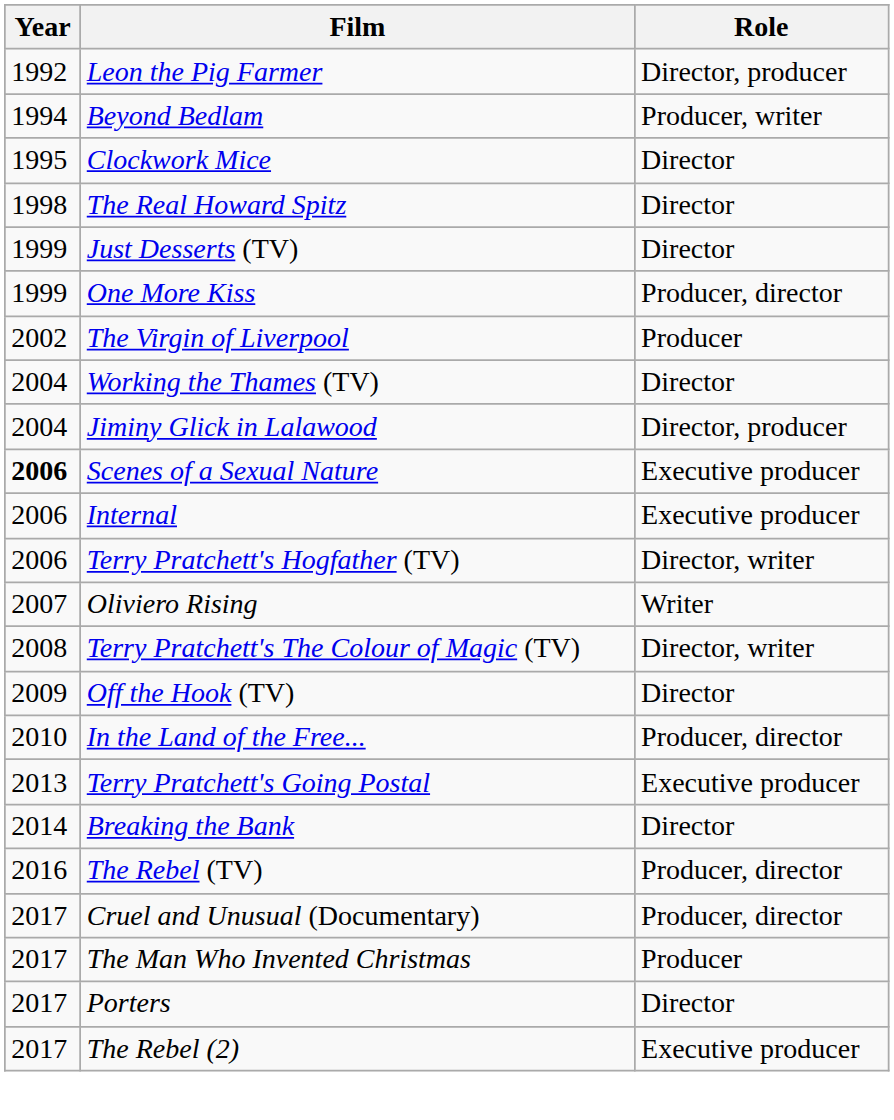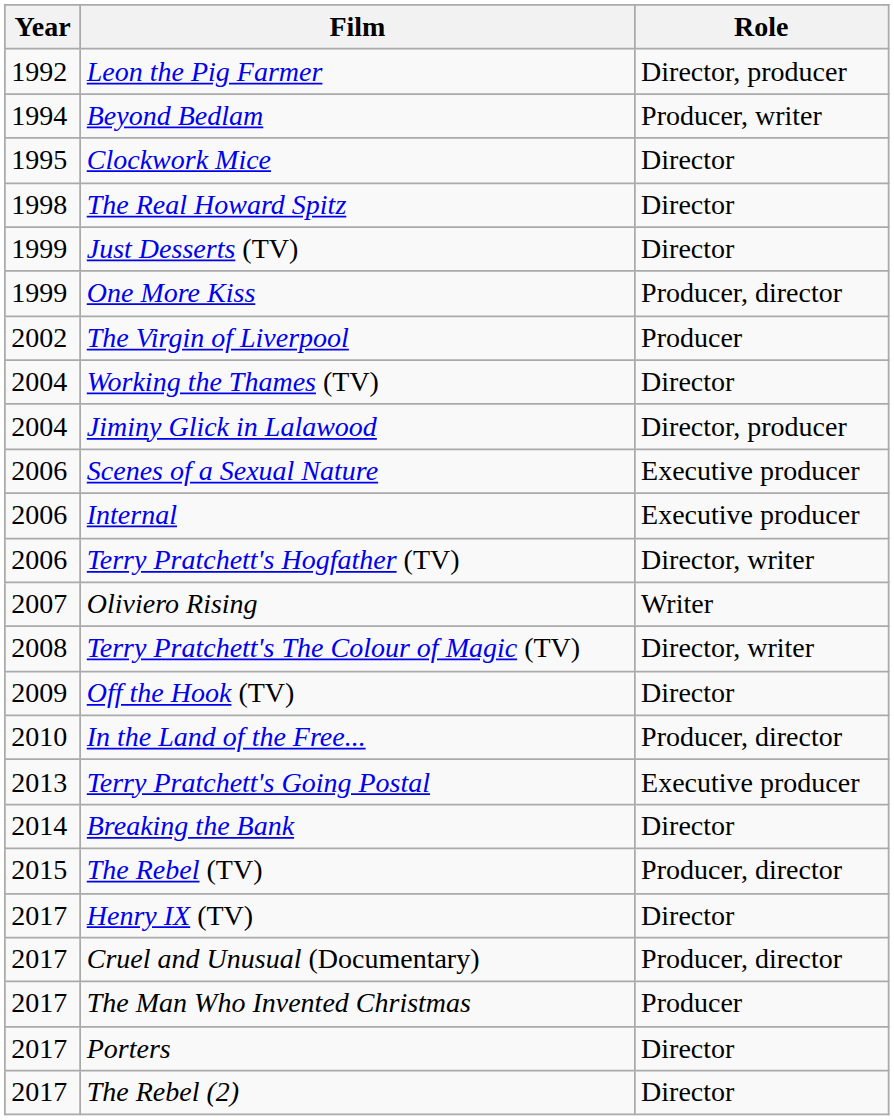(39, 470) bold -> (39, 470) normal
(39, 870) 2016 -> (39, 870) 2015
+ row: (170, 914)
(750, 1048) Executive producer -> (688, 1092) Director
